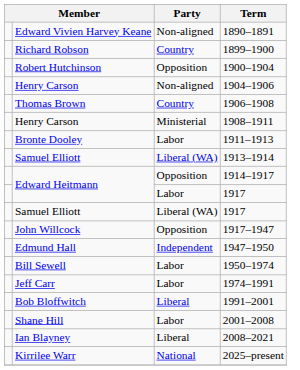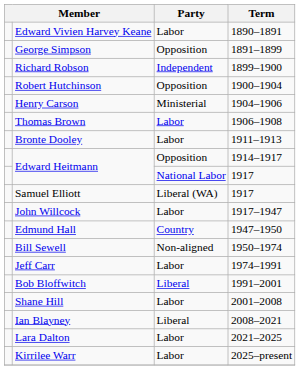(185, 31) Non-aligned -> (170, 31) Labor
+ row: (53, 49)
(175, 49) Country -> (185, 67) Independent
(185, 85) Non-aligned -> (182, 103) Ministerial
(175, 103) Country -> (170, 121) Labor
- row: (47, 121)
- row: (48, 157)
(170, 193) Labor -> (191, 175) National Labor
(182, 229) Opposition -> (170, 211) Labor
(185, 247) Independent -> (175, 229) Country
(170, 265) Labor -> (185, 247) Non-aligned
+ row: (42, 337)
(176, 355) National -> (170, 355) Labor
